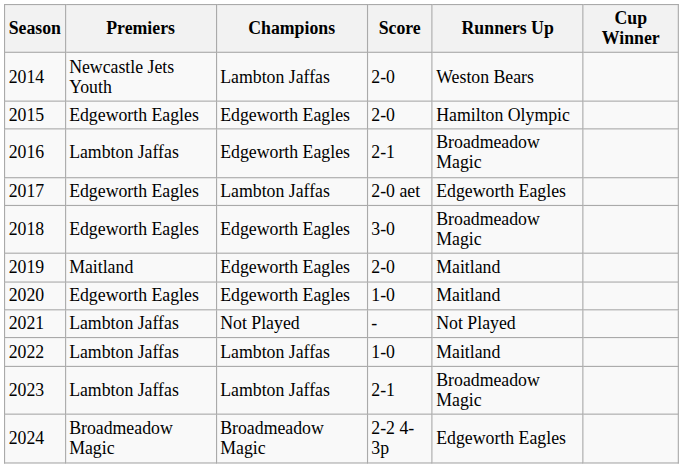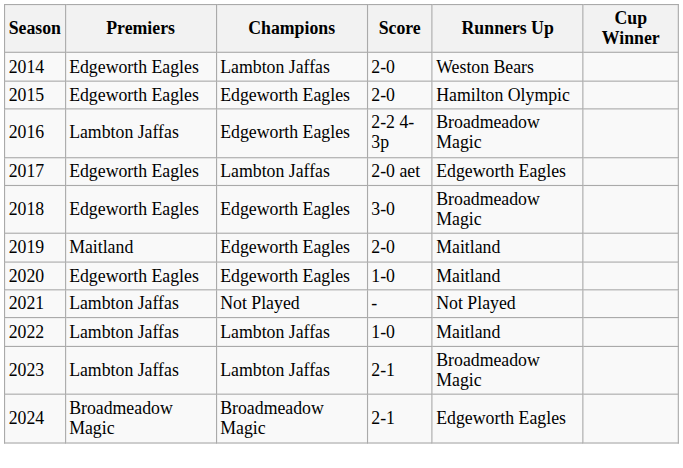(122, 76) Newcastle Jets Youth -> (134, 66) Edgeworth Eagles
(383, 153) 2-1 -> (393, 133) 2-2 4-3p
(393, 438) 2-2 4-3p -> (383, 418) 2-1
